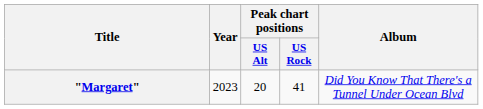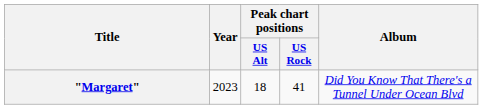(260, 87) 20 -> (260, 87) 18
